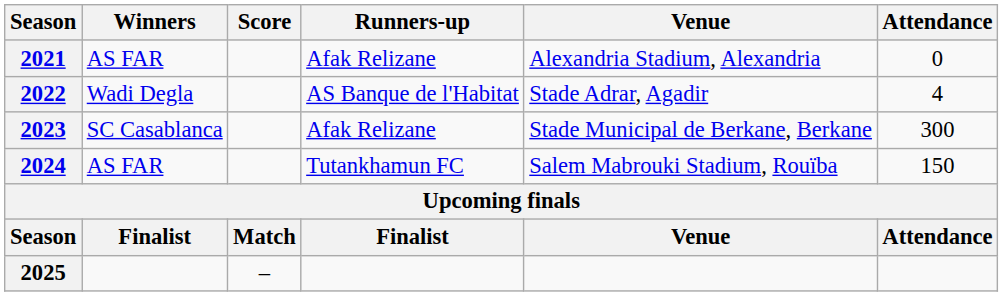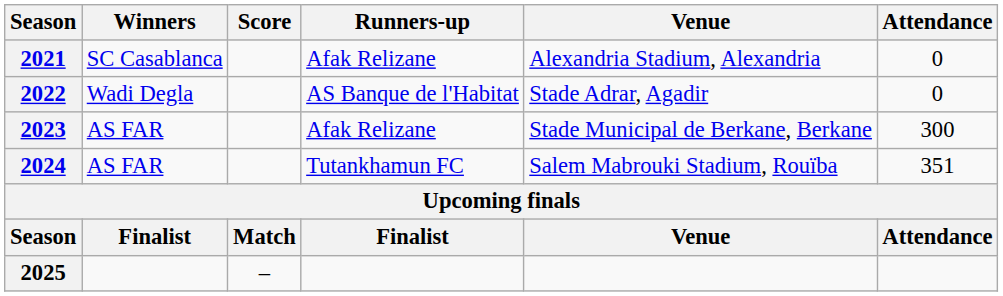(125, 58) AS FAR -> (155, 58) SC Casablanca
(937, 93) 4 -> (937, 93) 0
(155, 129) SC Casablanca -> (125, 129) AS FAR
(937, 165) 150 -> (937, 165) 351
